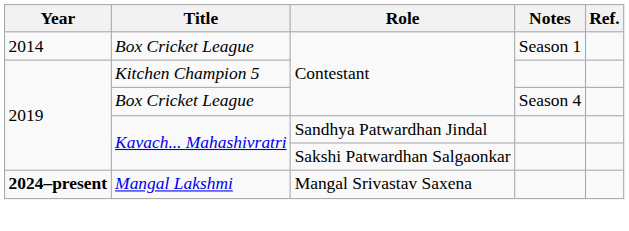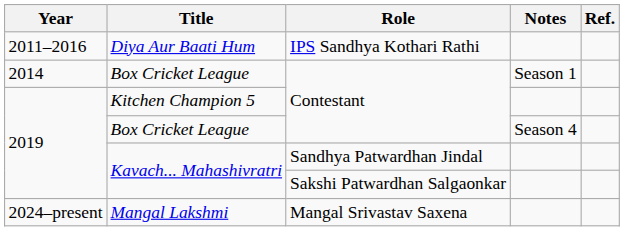+ row: (183, 45)
(58, 184) bold -> (56, 211) normal
